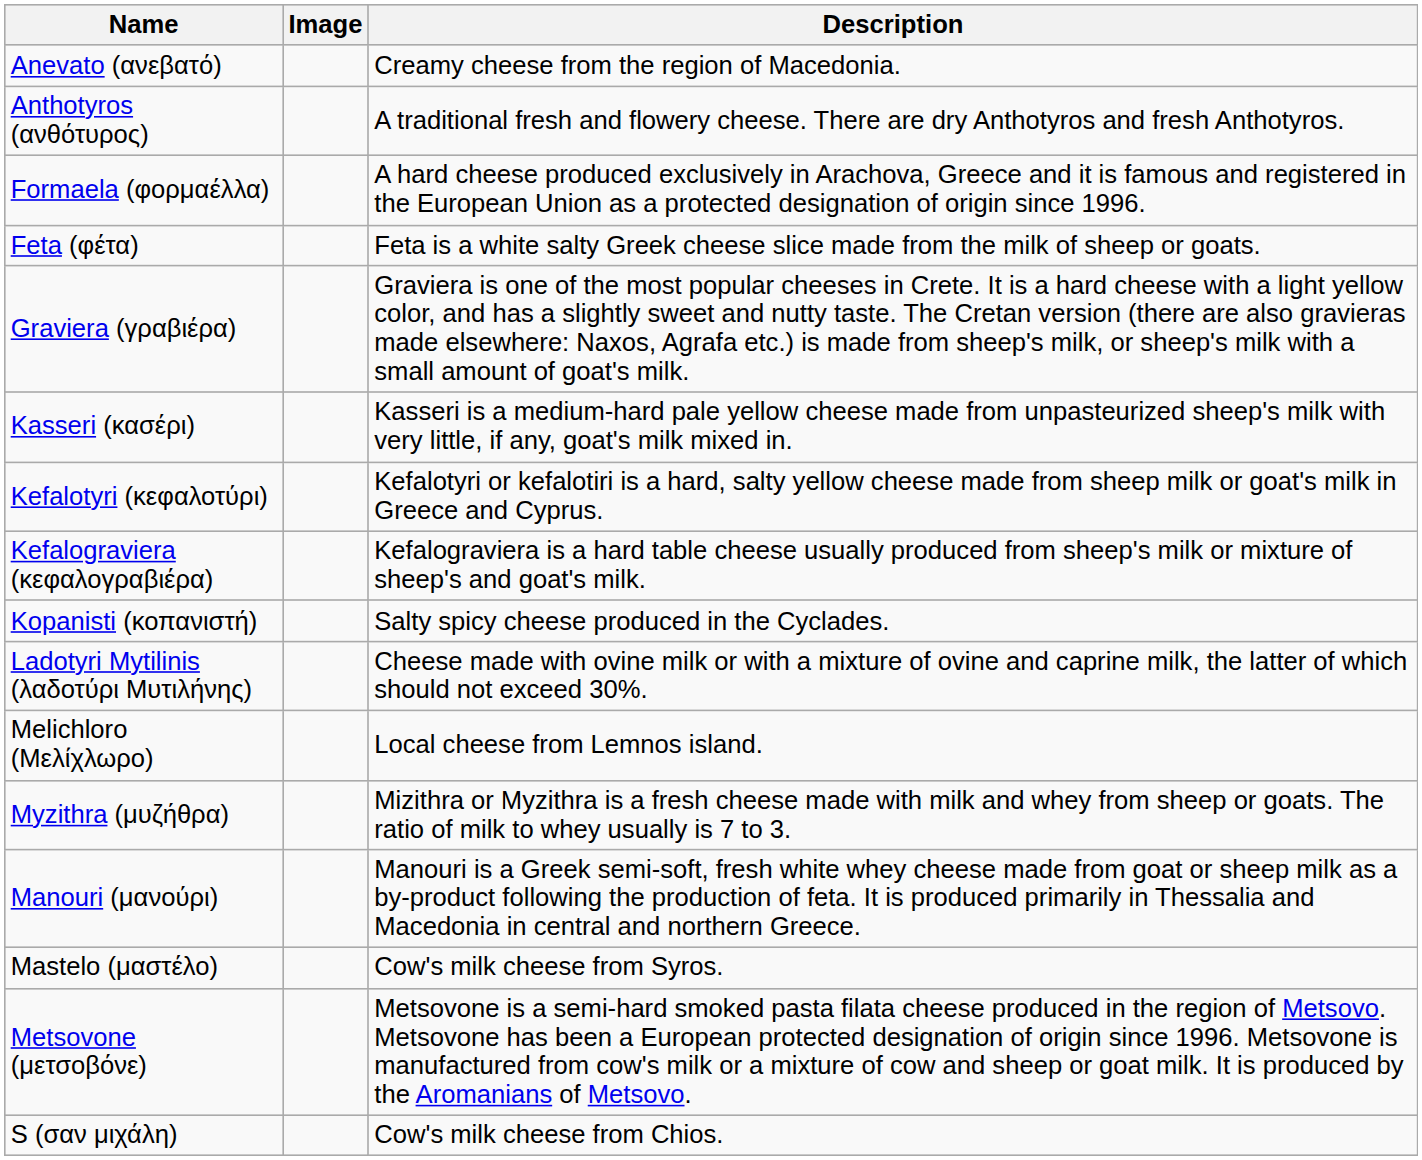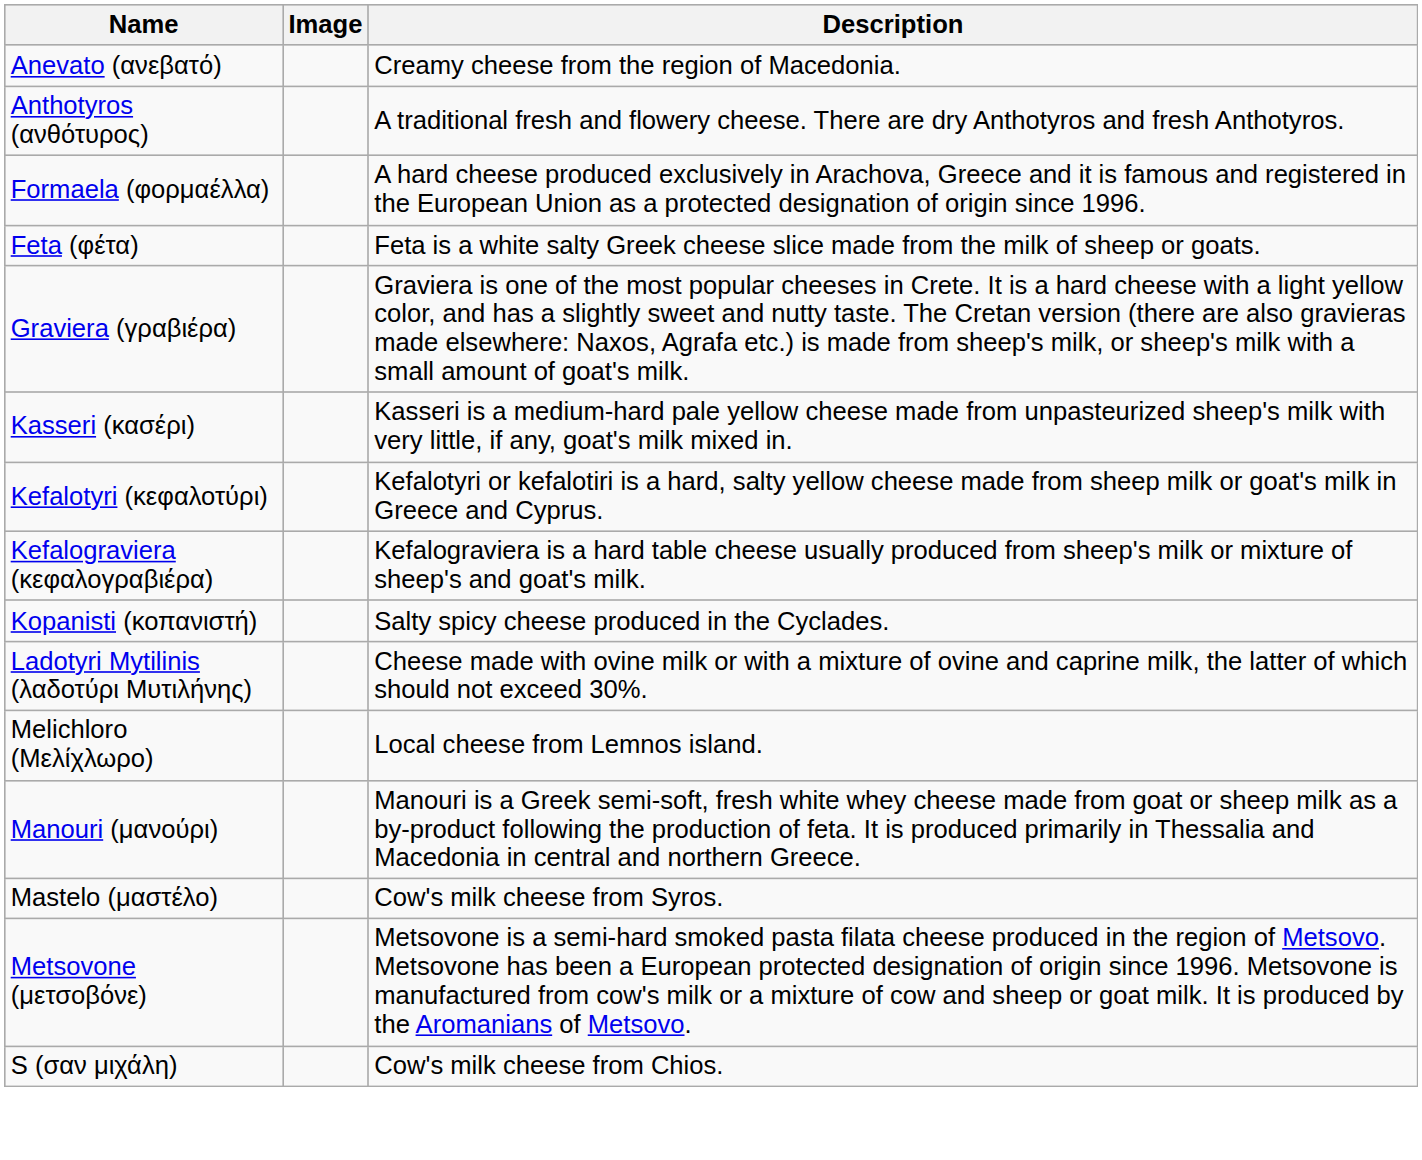- row: (120, 814)
